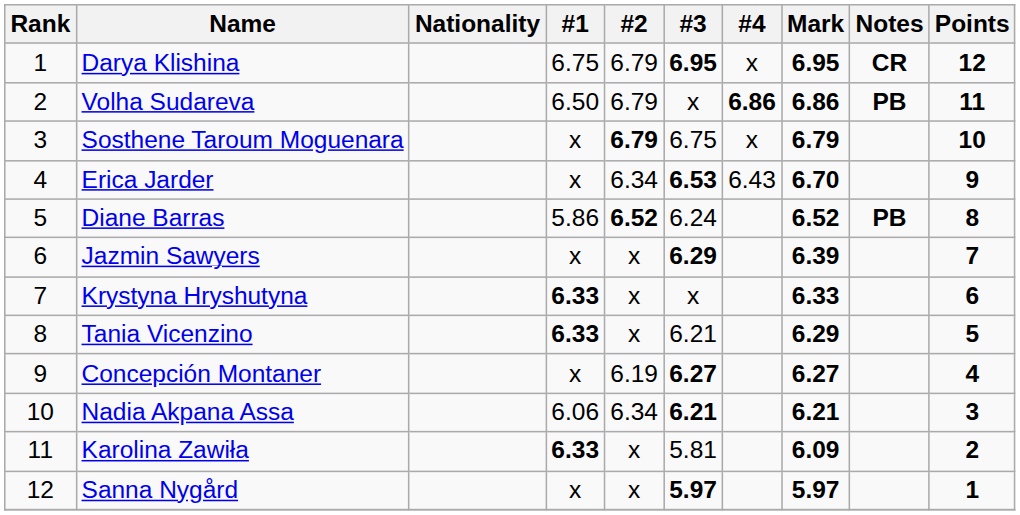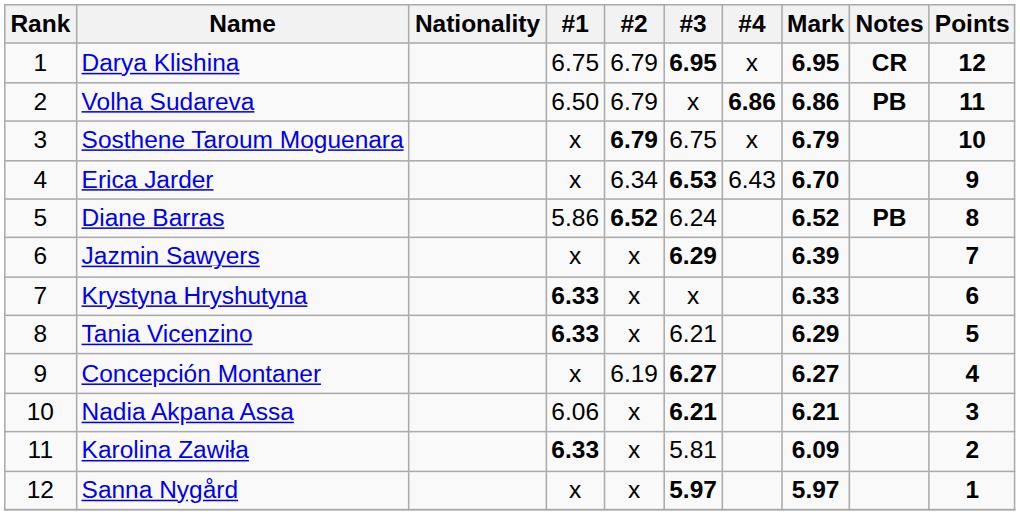(634, 412) 6.34 -> (634, 412) x
